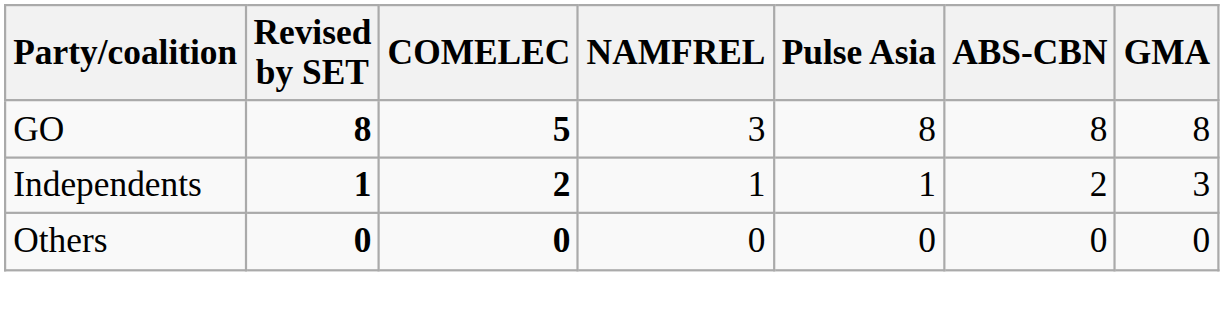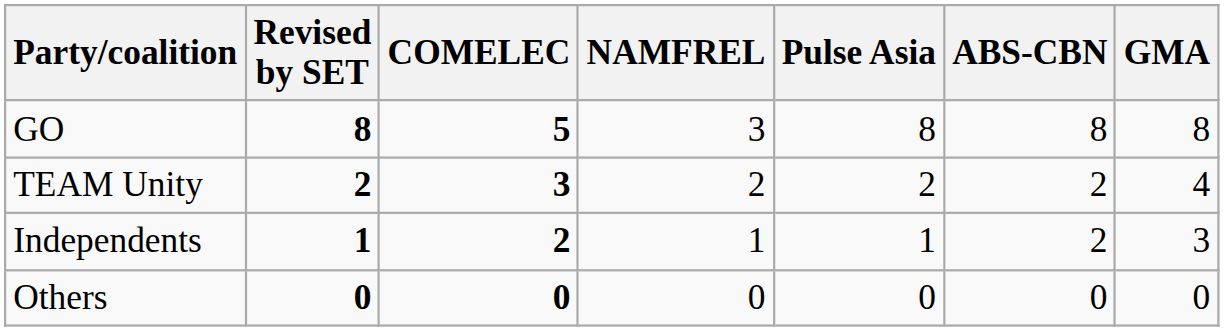+ row: (108, 184)
